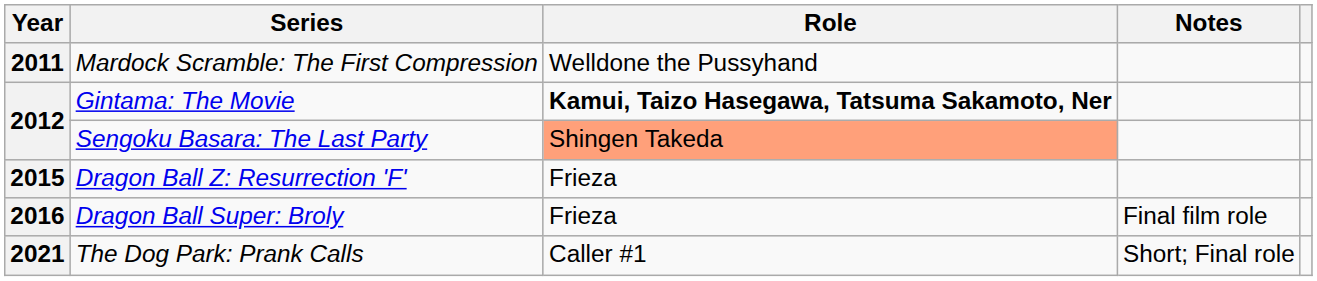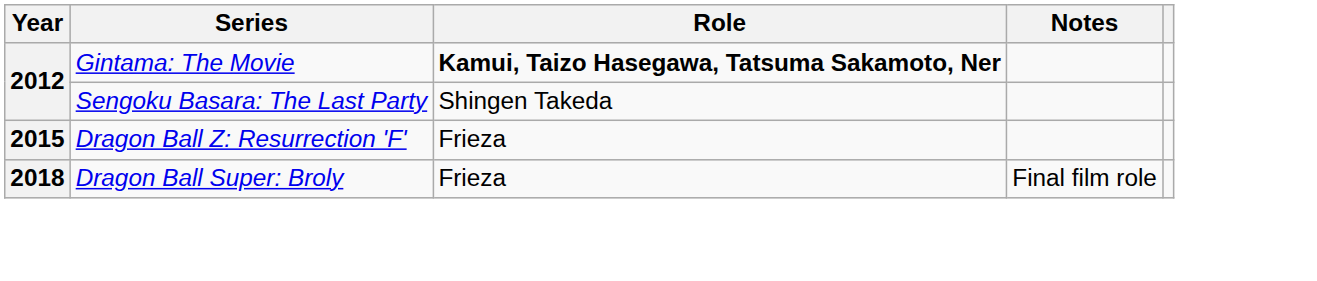- row: (307, 62)
(636, 139) lightsalmon background -> (525, 100) no background
(37, 216) 2016 -> (37, 178) 2018
- row: (220, 255)
